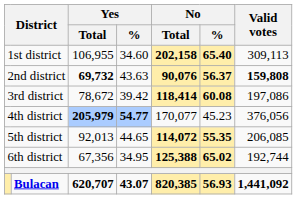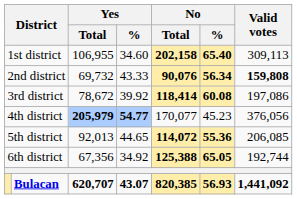(96, 75) bold -> (96, 75) normal
(134, 75) 43.63 -> (134, 75) 43.33
(217, 75) 56.37 -> (217, 75) 56.34
(134, 96) 39.42 -> (134, 96) 39.92
(217, 137) 55.35 -> (217, 137) 55.36
(134, 157) 34.95 -> (134, 157) 34.92
(217, 157) 65.02 -> (217, 157) 65.05
